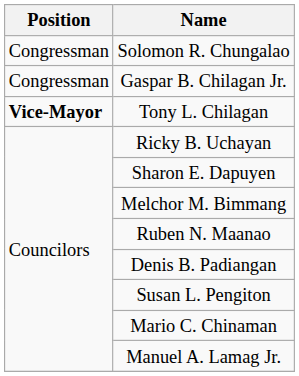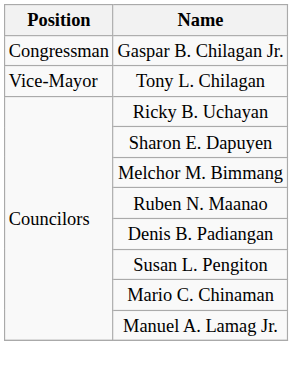- row: (204, 50)
(55, 111) bold -> (53, 81) normal
